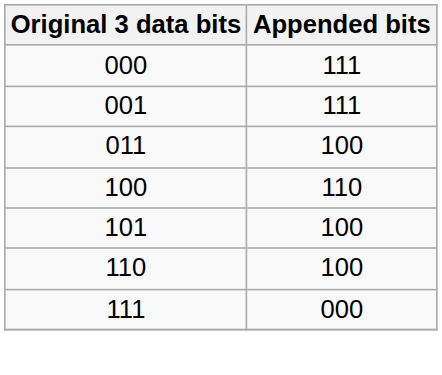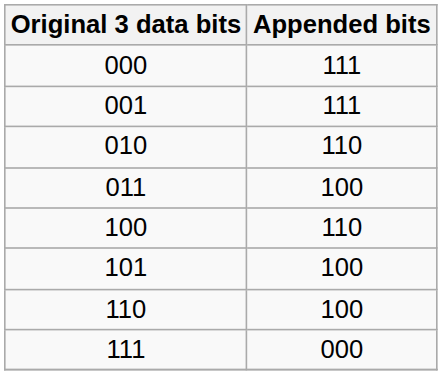+ row: (126, 146)
